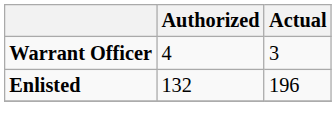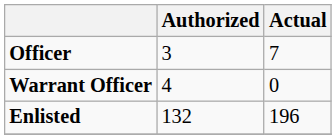+ row: (40, 52)
(274, 52) 3 -> (274, 85) 0
